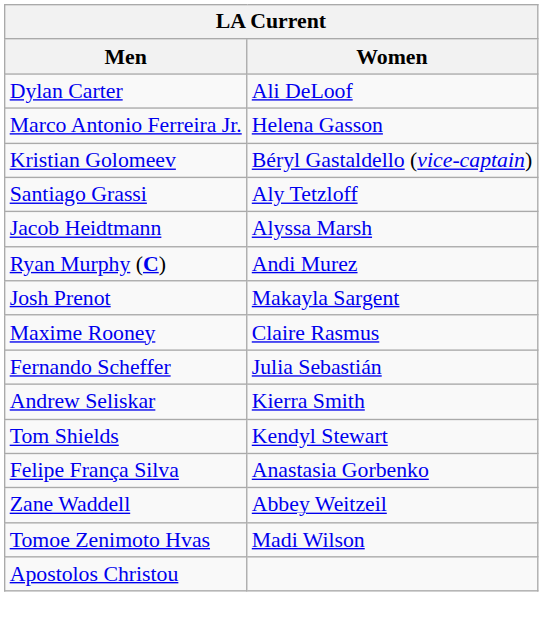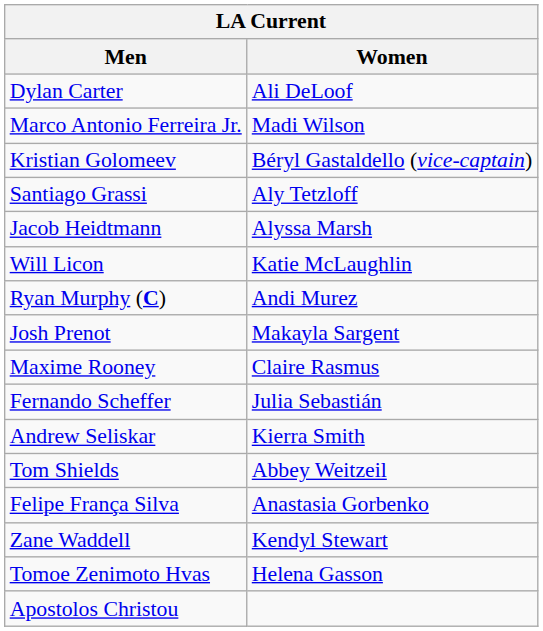(317, 125) Helena Gasson -> (308, 125) Madi Wilson
+ row: (57, 263)
(320, 435) Kendyl Stewart -> (319, 470) Abbey Weitzeil
(319, 504) Abbey Weitzeil -> (320, 539) Kendyl Stewart
(308, 539) Madi Wilson -> (317, 573) Helena Gasson
